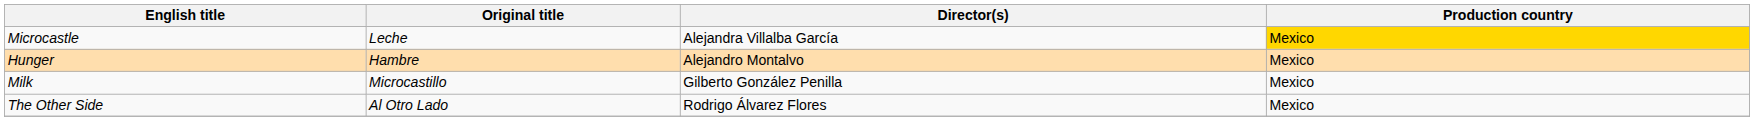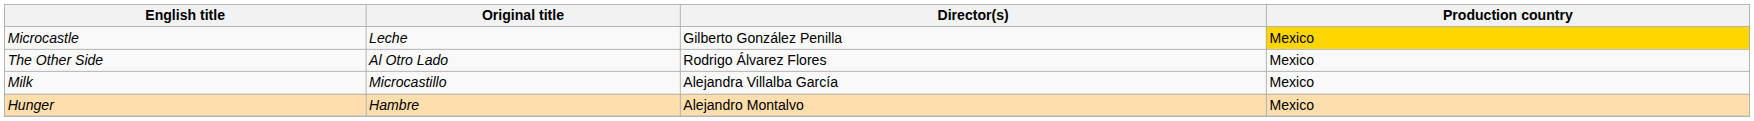(761, 37) Alejandra Villalba García -> (763, 37) Gilberto González Penilla
rows swapped: (55, 104) <-> (31, 60)
(763, 82) Gilberto González Penilla -> (761, 82) Alejandra Villalba García
